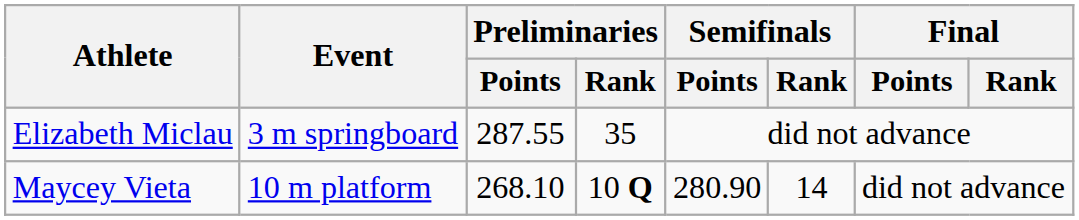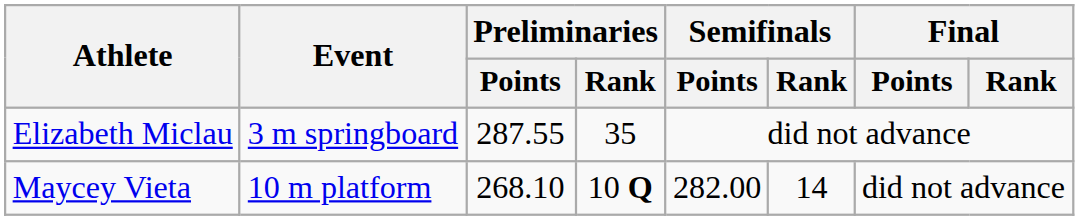(717, 187) 280.90 -> (717, 187) 282.00
